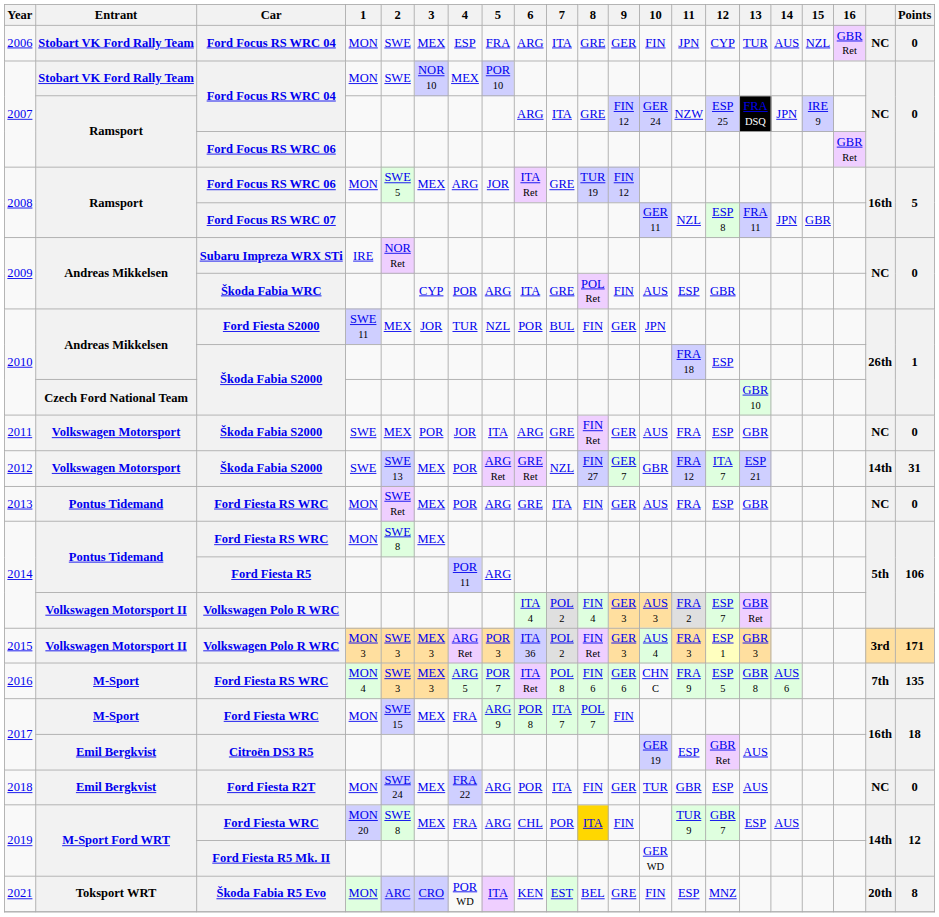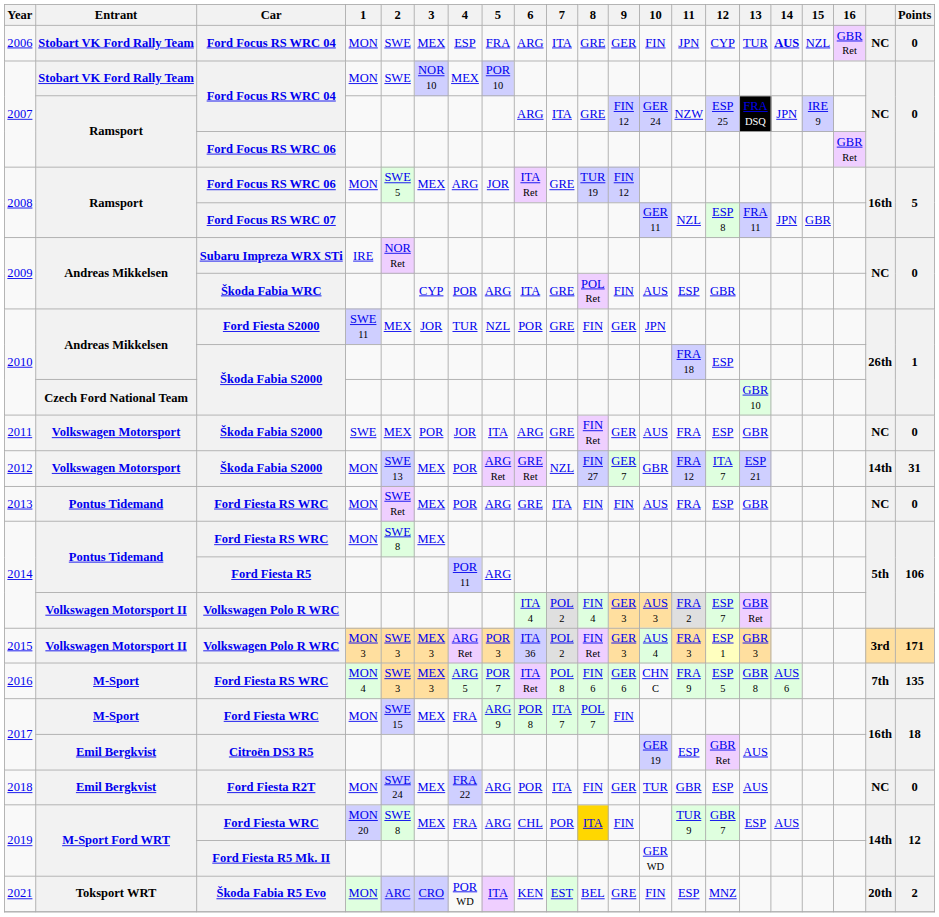(787, 43) normal -> (787, 43) bold
(562, 326) BUL -> (562, 326) GRE
(363, 468) SWE -> (363, 468) MON
(624, 504) GER -> (624, 504) FIN
(915, 894) 8 -> (915, 894) 2
